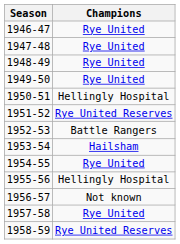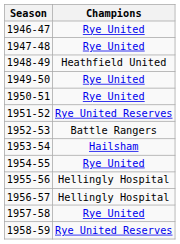(114, 63) Rye United -> (114, 63) Heathfield United
(114, 96) Hellingly Hospital -> (114, 96) Rye United
(114, 197) Not known -> (114, 197) Hellingly Hospital
